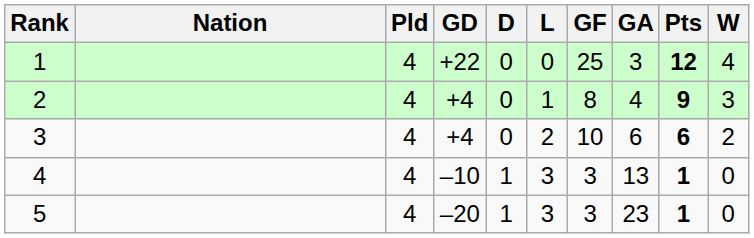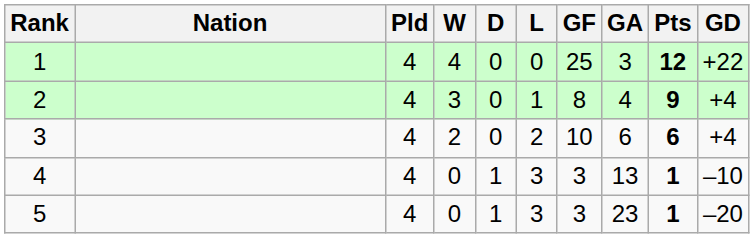columns swapped: (728, 23) <-> (460, 23)
